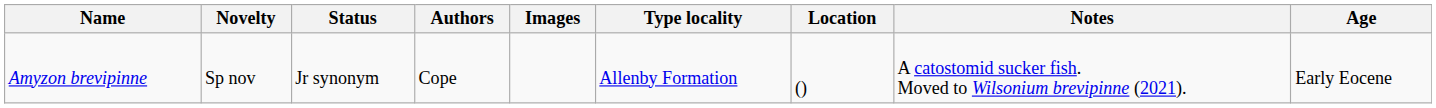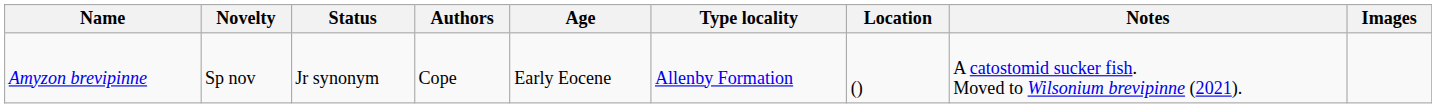columns swapped: (1361, 18) <-> (553, 18)
